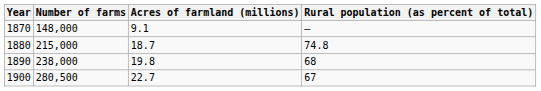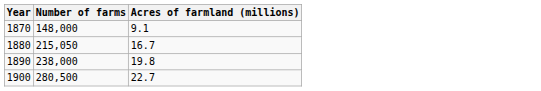- column: (419, 13)
(57, 45) 215,000 -> (57, 45) 215,050
(143, 45) 18.7 -> (143, 45) 16.7
